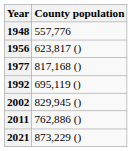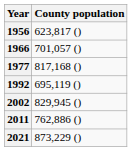- row: (18, 31)
+ row: (18, 48)
